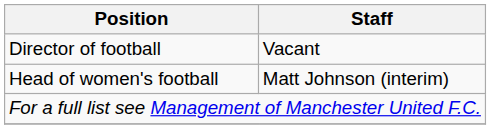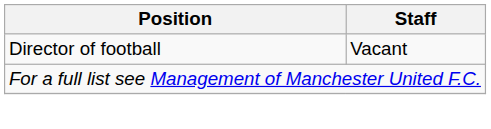- row: (114, 78)
